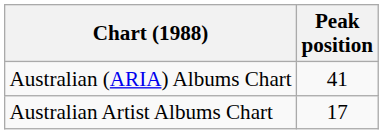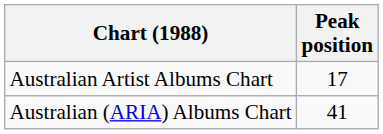rows swapped: (151, 78) <-> (141, 111)
